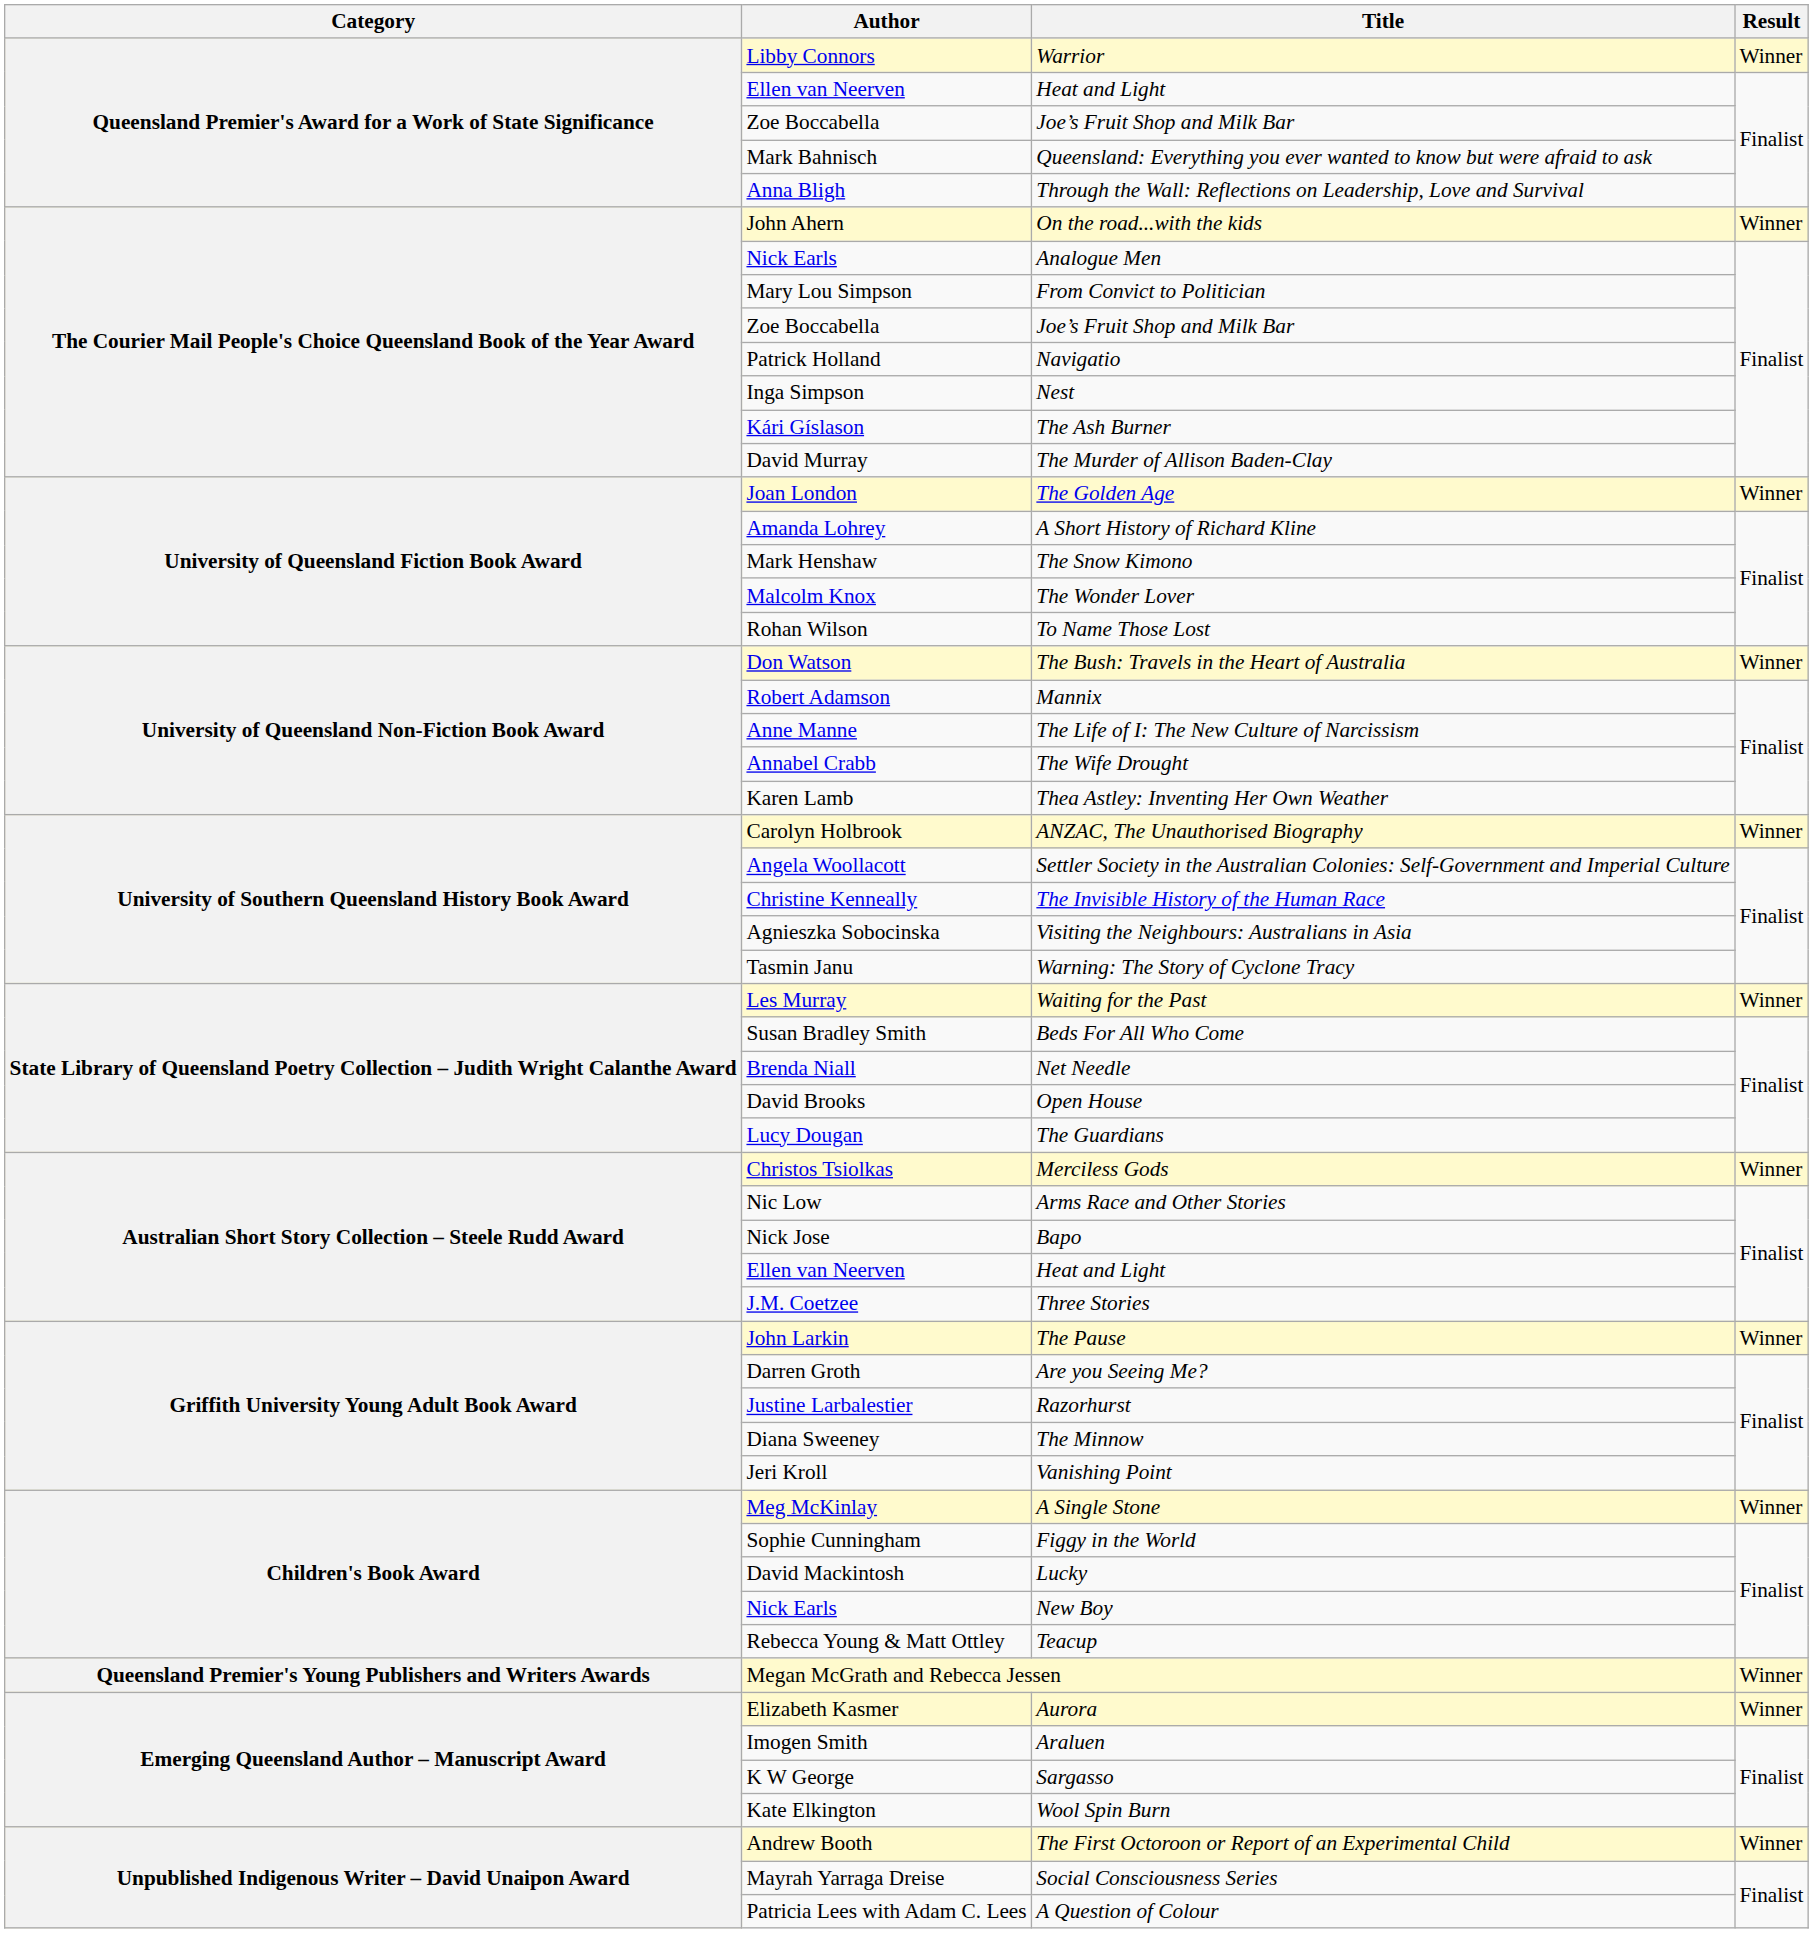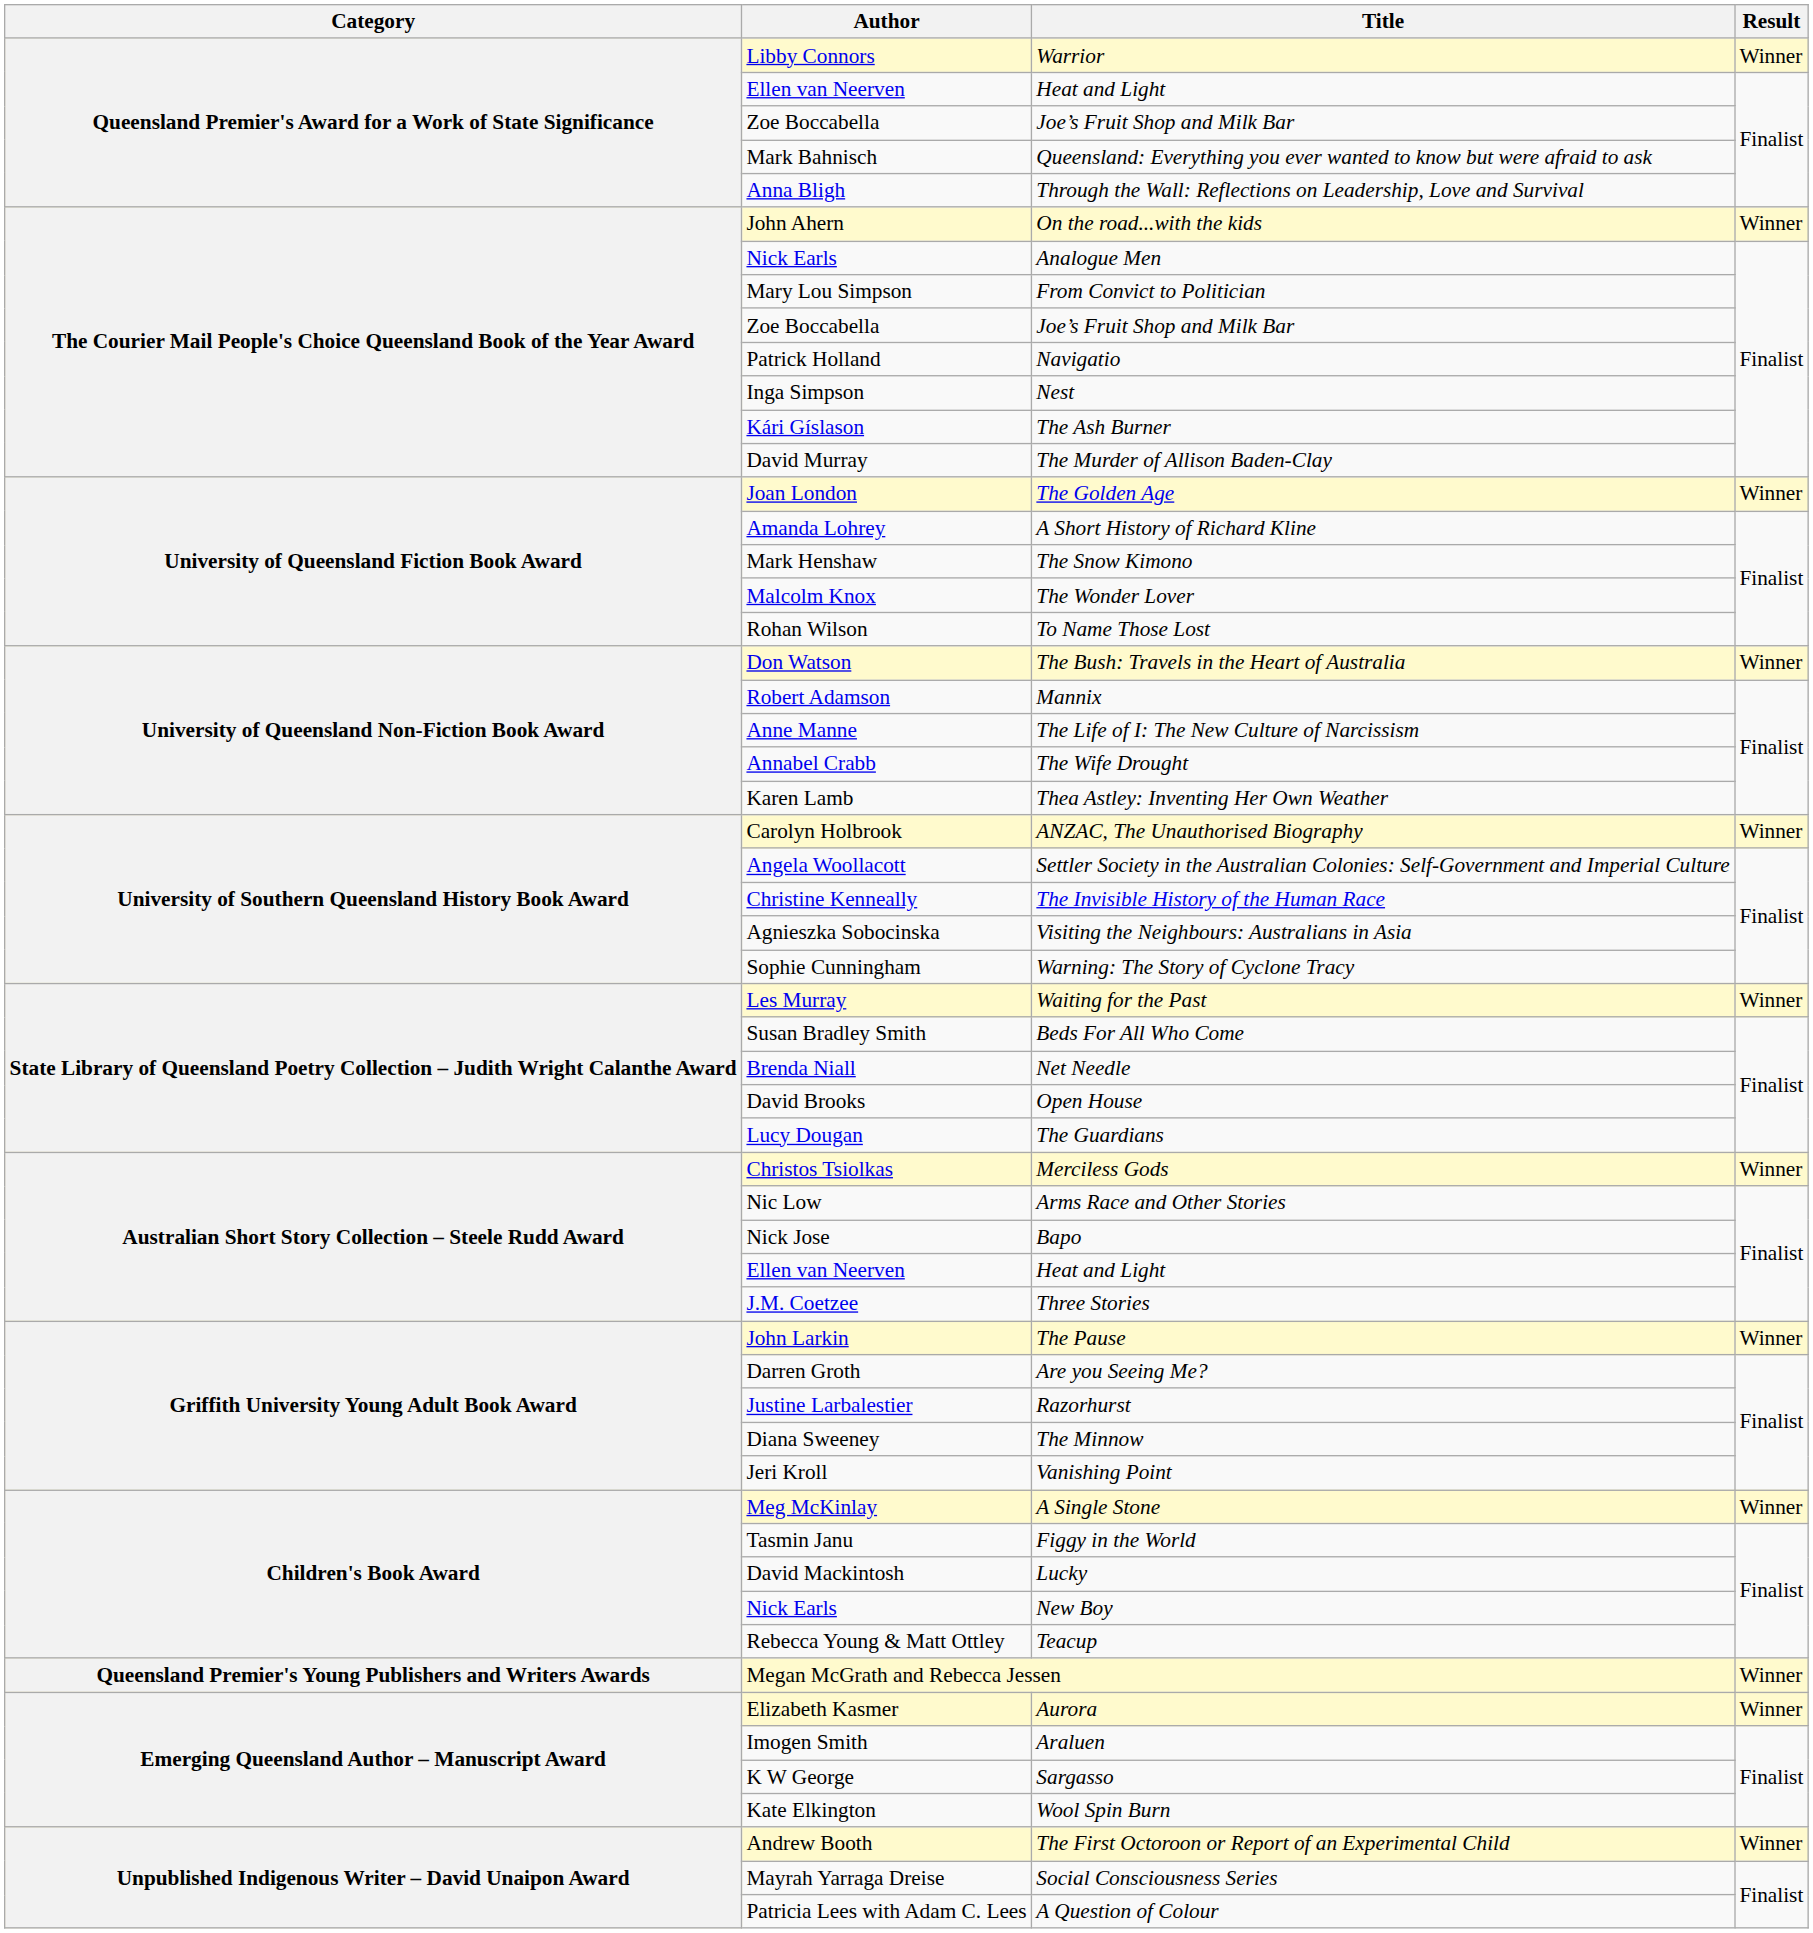(800, 966) Tasmin Janu -> (834, 966) Sophie Cunningham
(834, 1540) Sophie Cunningham -> (800, 1540) Tasmin Janu
